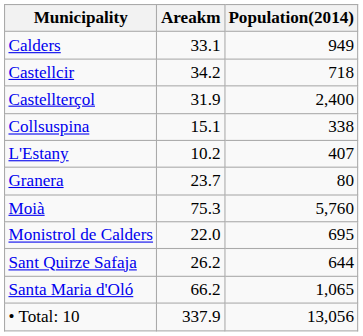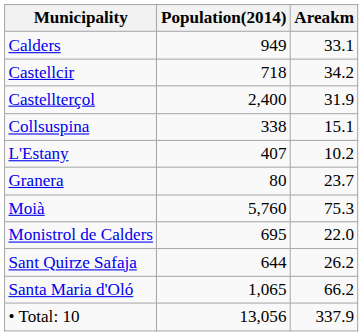columns swapped: (291, 18) <-> (191, 18)
